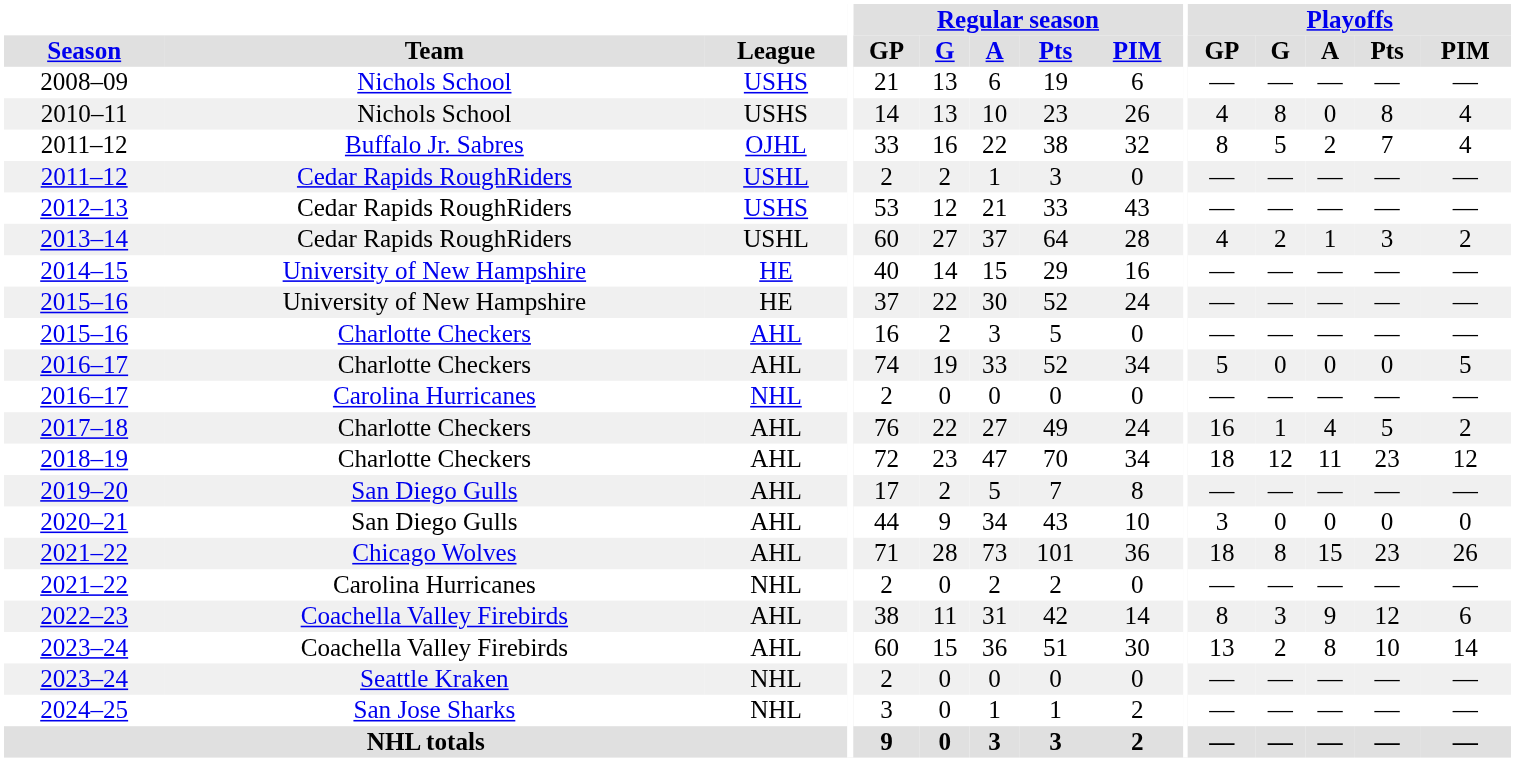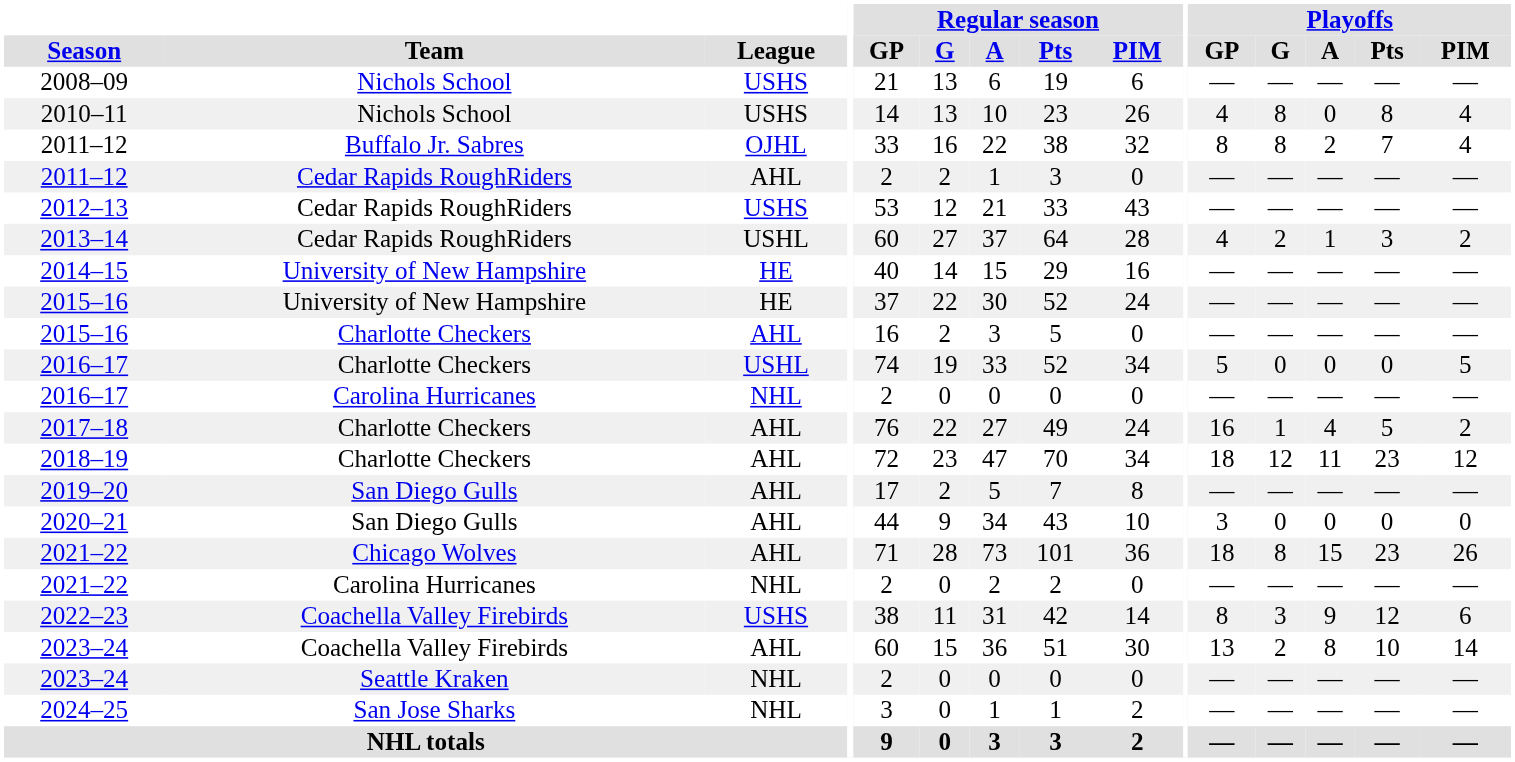(1280, 145) 5 -> (1280, 145) 8
(776, 176) USHL -> (776, 176) AHL
(776, 364) AHL -> (776, 364) USHL
(776, 616) AHL -> (776, 616) USHS
